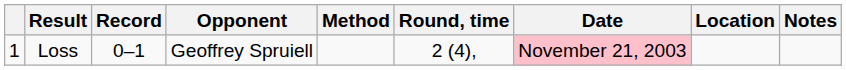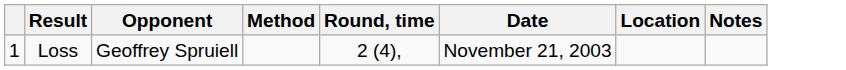- column: (129, 20)
(602, 50) pink background -> (528, 50) no background
